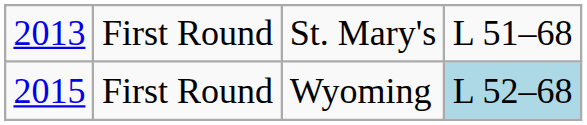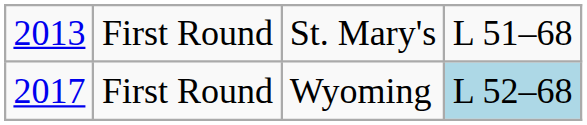(49, 90) 2015 -> (49, 90) 2017
